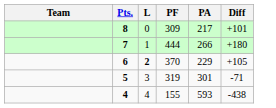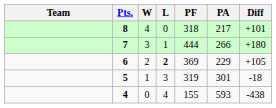+ column: (147, 13)
(172, 29) 309 -> (191, 29) 318
(172, 62) 370 -> (191, 62) 369
(237, 78) -71 -> (255, 78) -18
